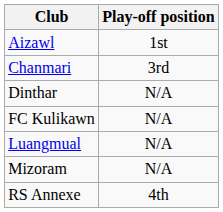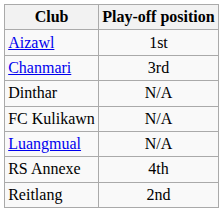- row: (38, 169)
+ row: (35, 194)
